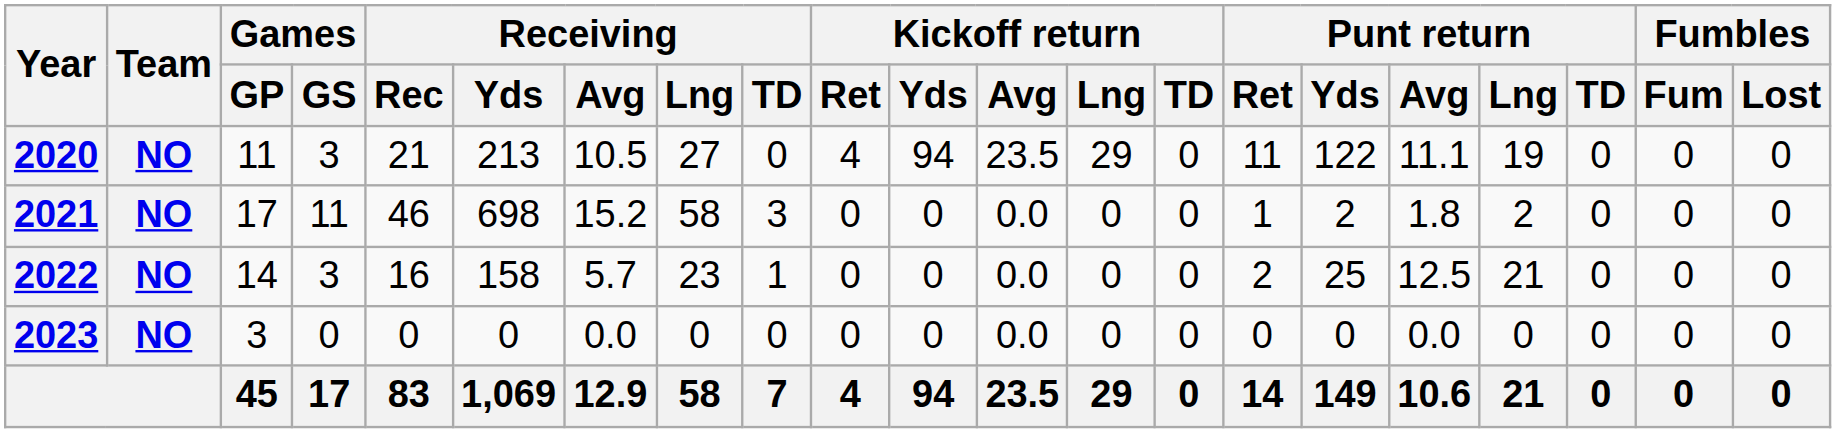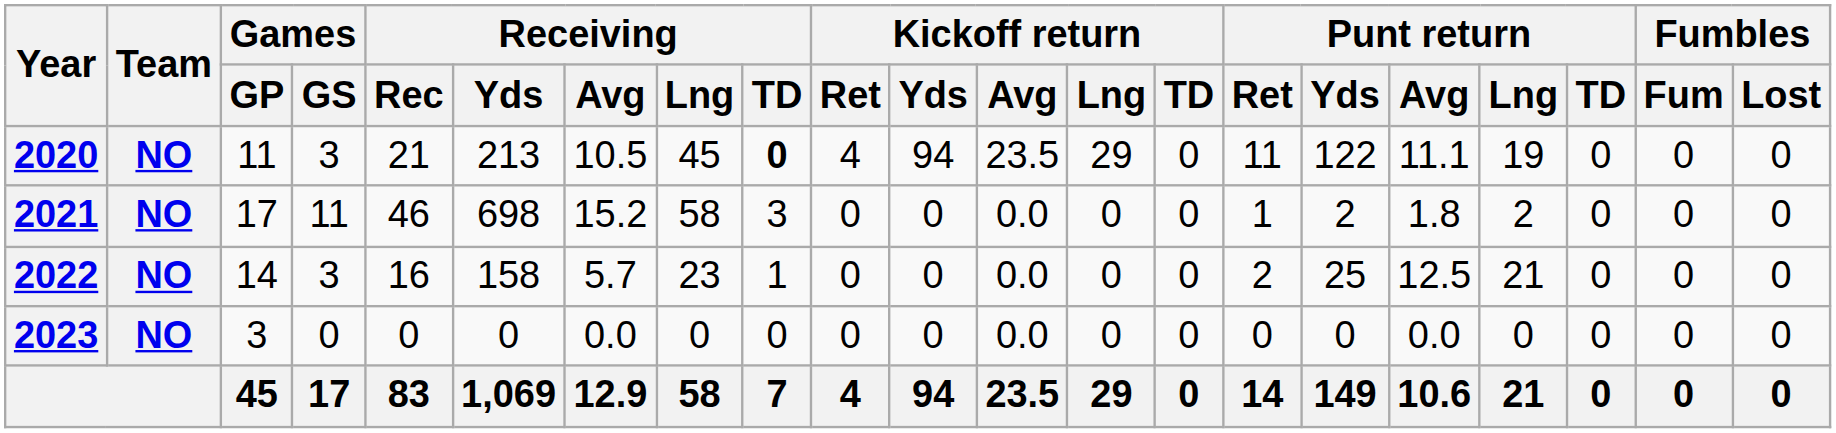(700, 154) 27 -> (700, 154) 45
(777, 154) normal -> (777, 154) bold
